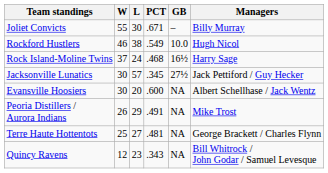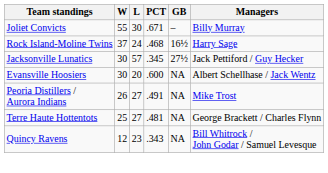- row: (43, 43)
(137, 112) 29 -> (137, 96) 27
